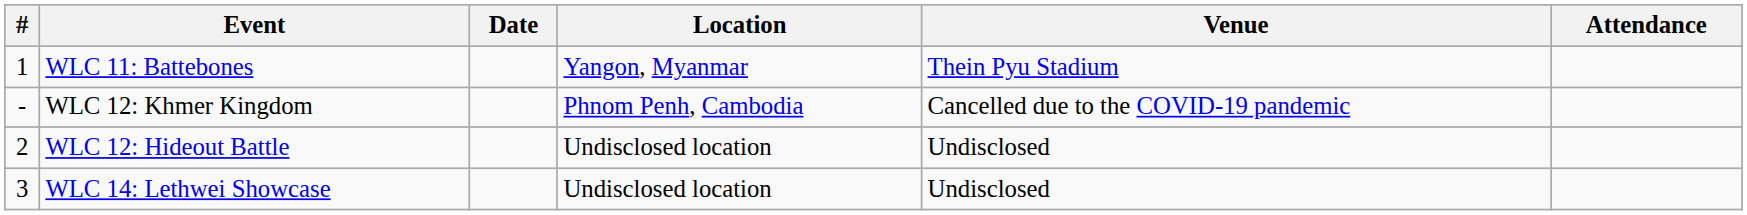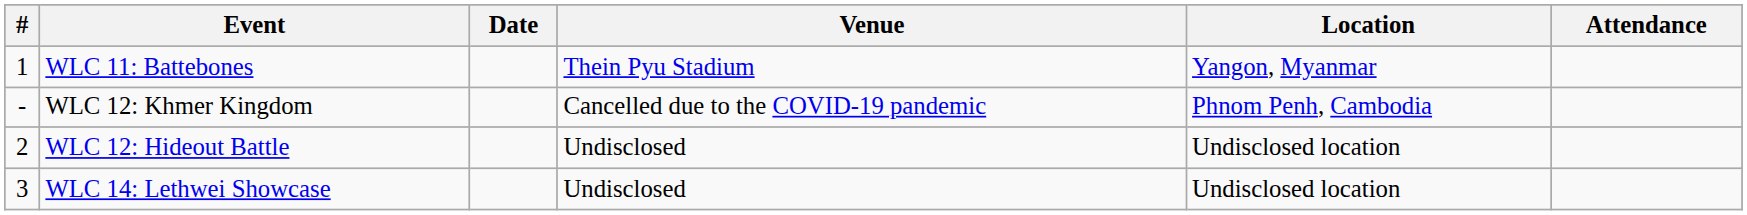columns swapped: (1236, 25) <-> (740, 25)
